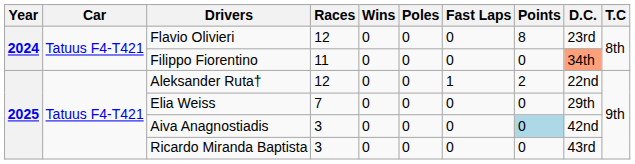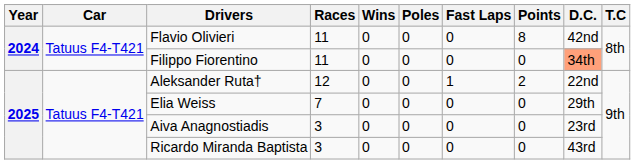(322, 37) 12 -> (321, 37) 11
(581, 37) 23rd -> (583, 37) 42nd
(522, 126) lightblue background -> (522, 126) no background
(583, 126) 42nd -> (581, 126) 23rd
